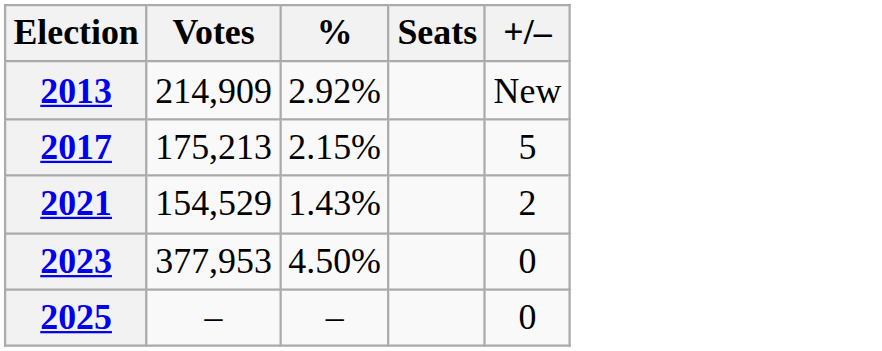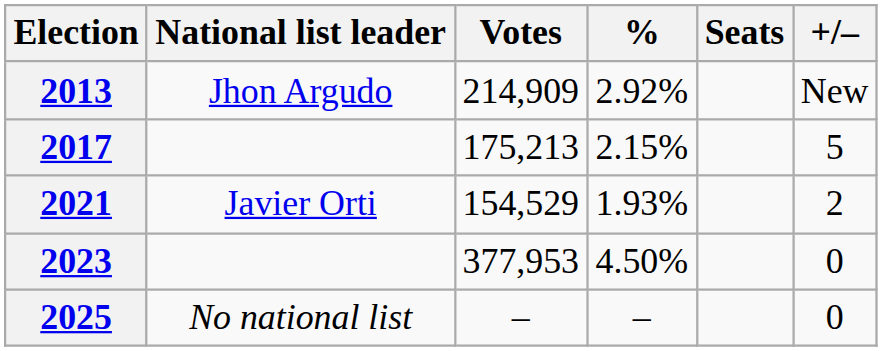+ column: (301, 32)
(335, 203) 1.43% -> (642, 203) 1.93%
